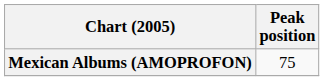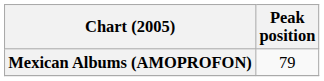(287, 62) 75 -> (287, 62) 79
